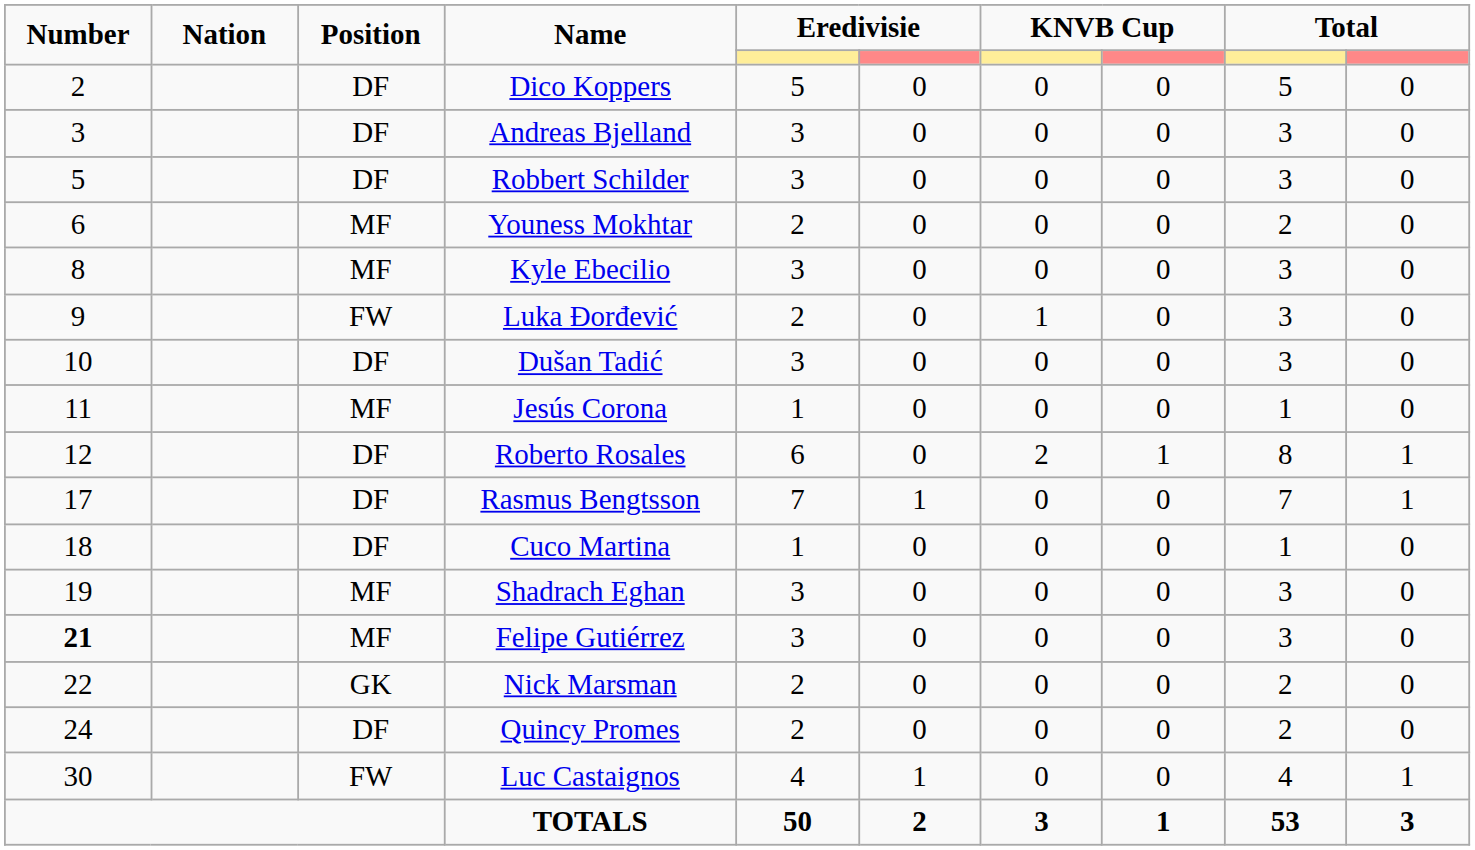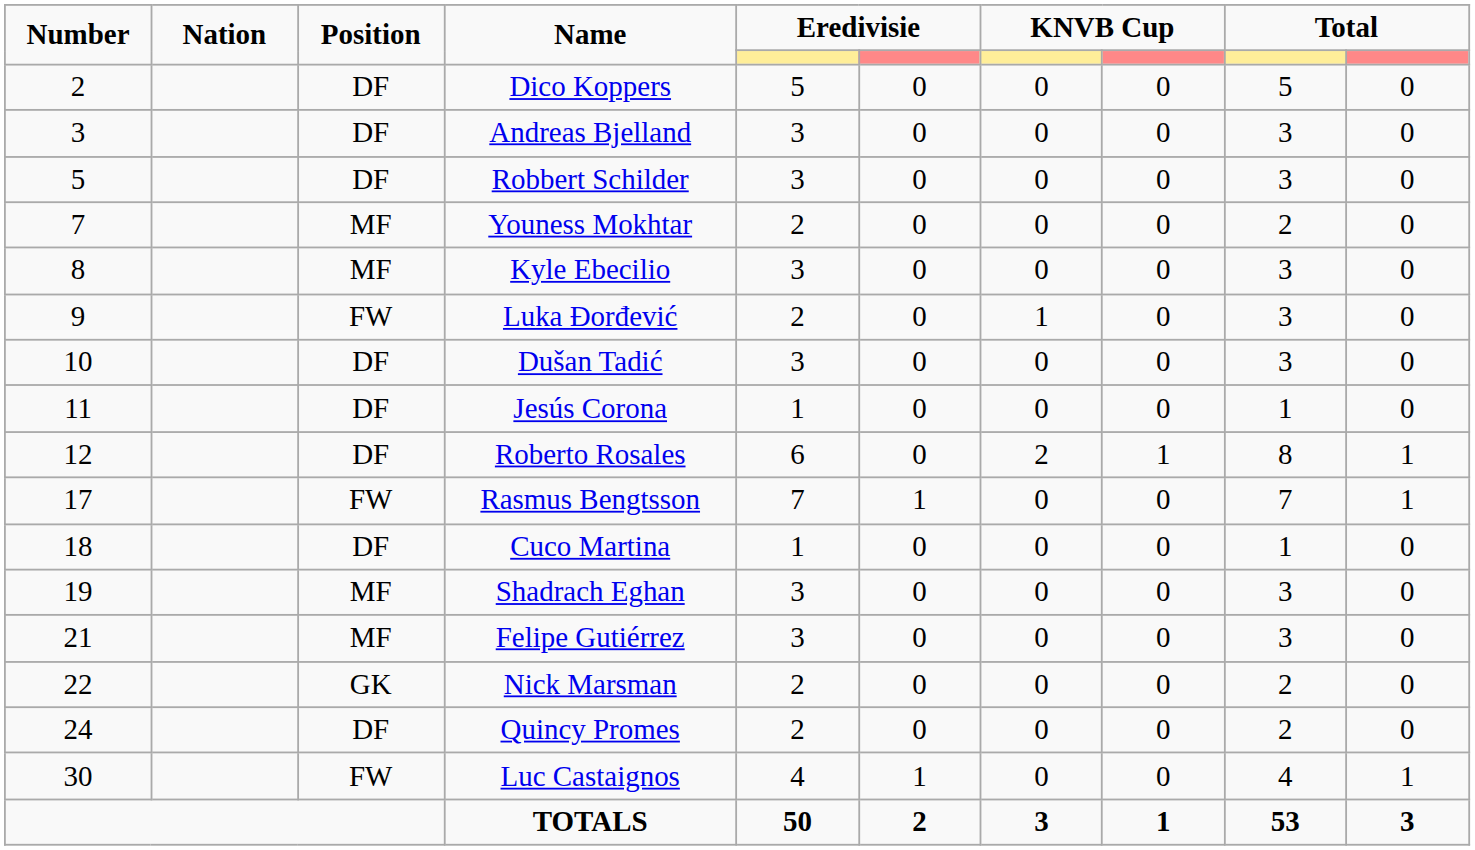(78, 224) 6 -> (78, 224) 7
(371, 408) MF -> (371, 408) DF
(371, 500) DF -> (371, 500) FW
(78, 637) bold -> (78, 637) normal
